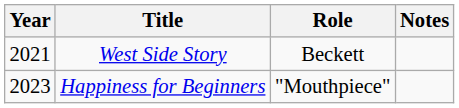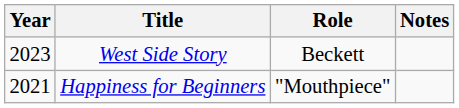(30, 53) 2021 -> (30, 53) 2023
(30, 86) 2023 -> (30, 86) 2021
